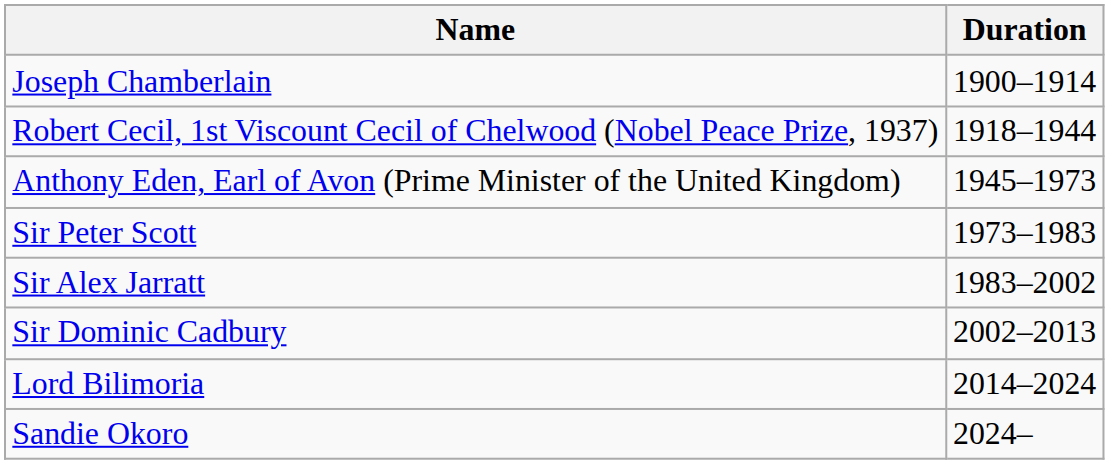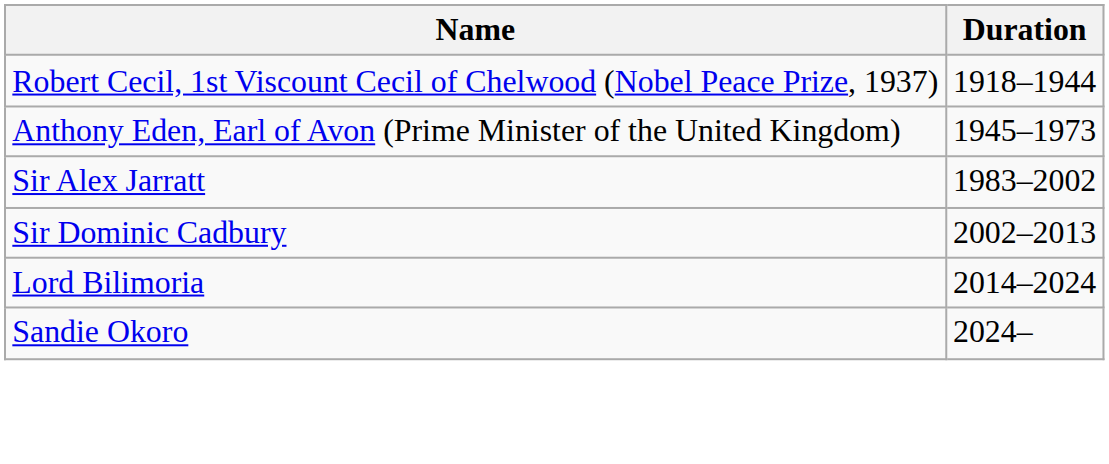- row: (142, 80)
- row: (104, 231)
